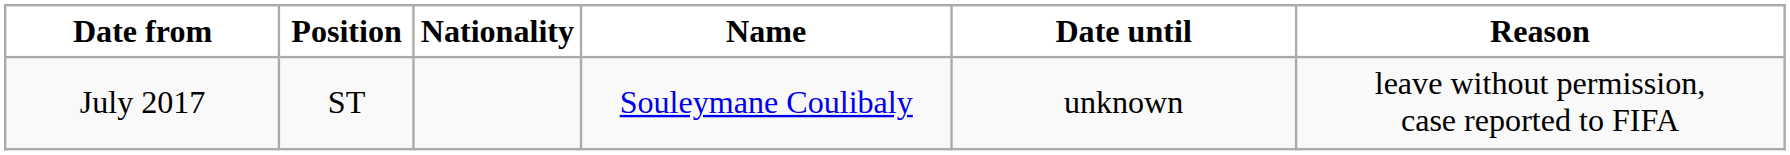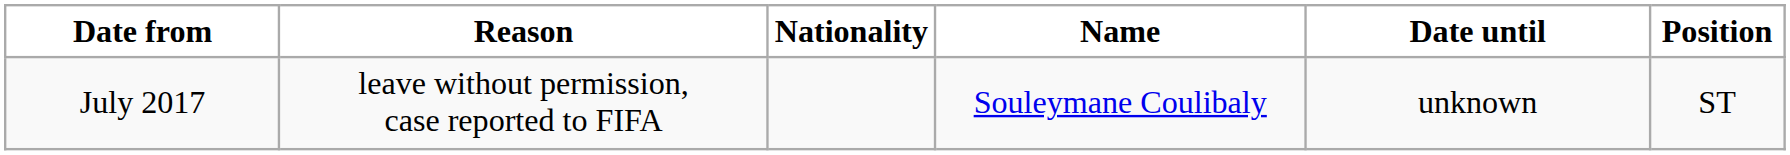columns swapped: (347, 30) <-> (1540, 30)
